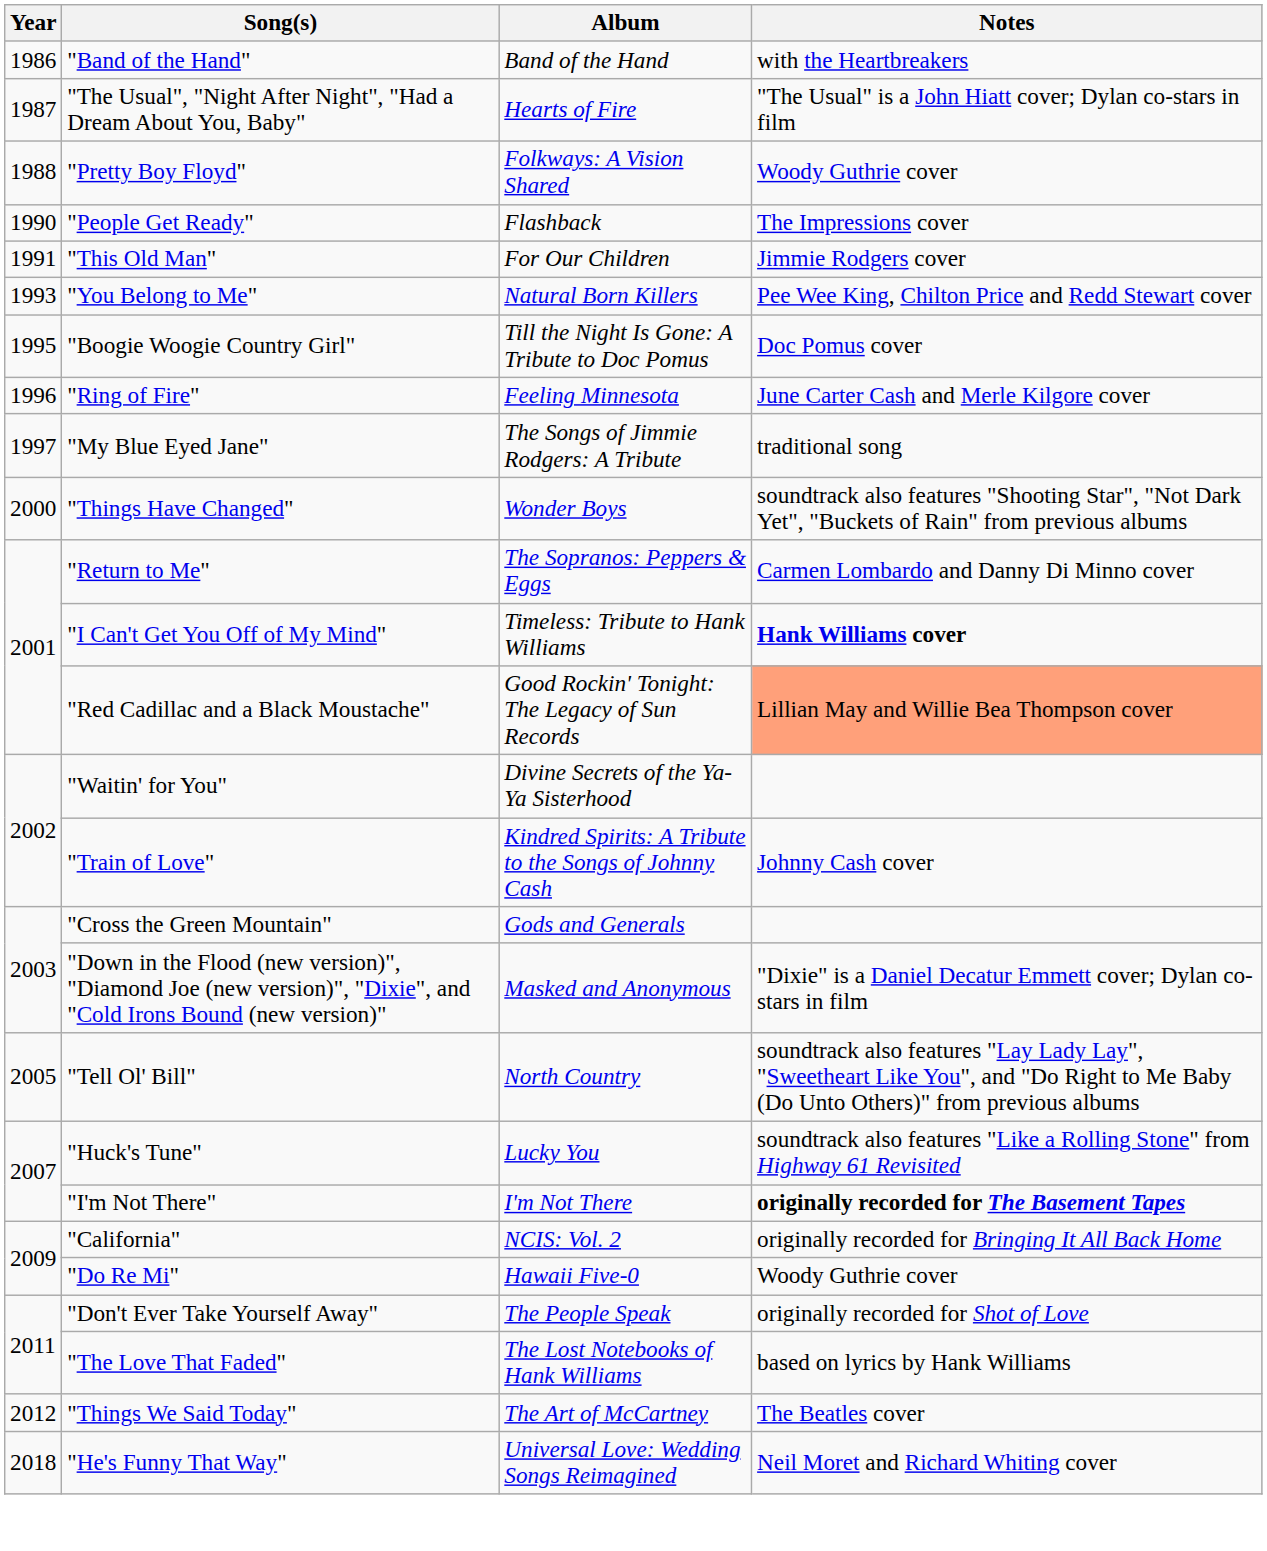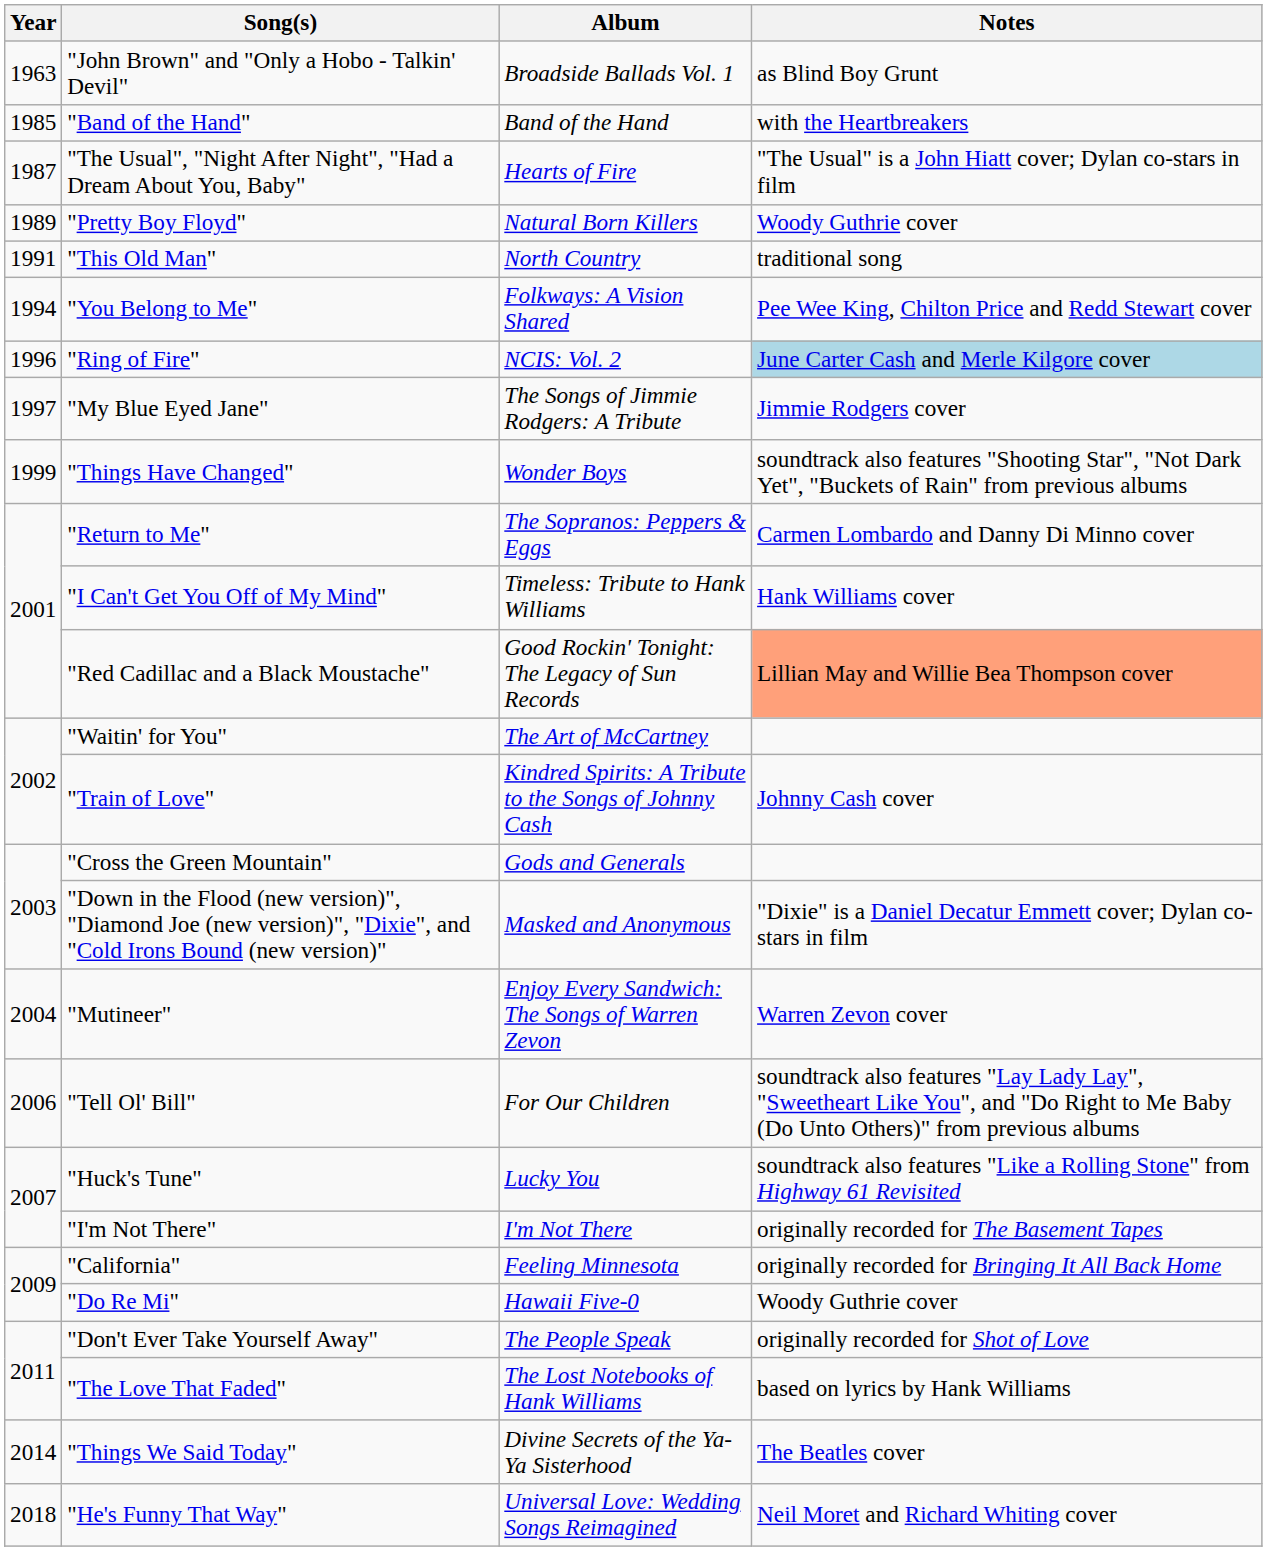+ row: (261, 72)
(33, 59) 1986 -> (33, 122) 1985
(33, 172) 1988 -> (33, 222) 1989
(594, 172) Folkways: A Vision Shared -> (601, 222) Natural Born Killers
- row: (160, 222)
(587, 259) For Our Children -> (572, 259) North Country
(861, 259) Jimmie Rodgers cover -> (830, 259) traditional song
(33, 295) 1993 -> (33, 308) 1994
(601, 295) Natural Born Killers -> (594, 308) Folkways: A Vision Shared
- row: (211, 345)
(592, 395) Feeling Minnesota -> (563, 358) NCIS: Vol. 2
(954, 395) no background -> (954, 358) lightblue background
(830, 445) traditional song -> (861, 408) Jimmie Rodgers cover
(33, 508) 2000 -> (33, 471) 1999
(862, 634) bold -> (856, 597) normal
(618, 785) Divine Secrets of the Ya-Ya Sisterhood -> (606, 736) The Art of McCartney
+ row: (119, 1013)
(33, 1076) 2005 -> (33, 1102) 2006
(572, 1076) North Country -> (587, 1102) For Our Children
(971, 1202) bold -> (960, 1228) normal
(563, 1239) NCIS: Vol. 2 -> (592, 1265) Feeling Minnesota
(33, 1412) 2012 -> (33, 1451) 2014
(606, 1412) The Art of McCartney -> (618, 1451) Divine Secrets of the Ya-Ya Sisterhood
